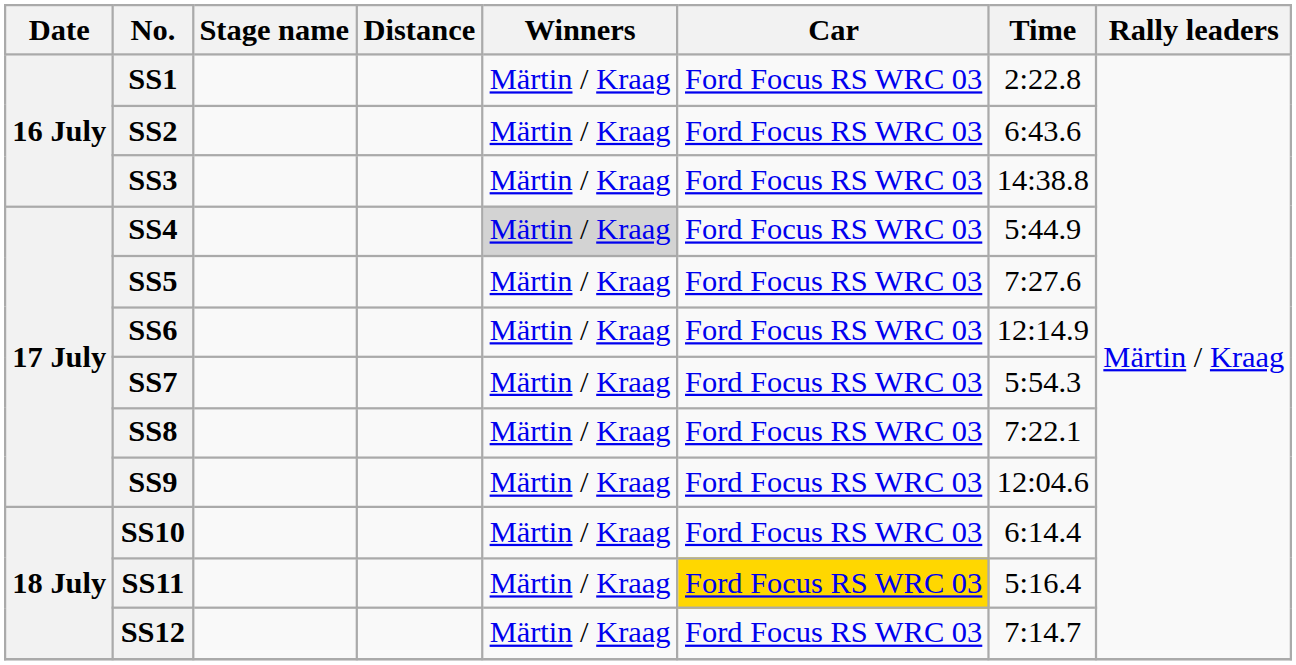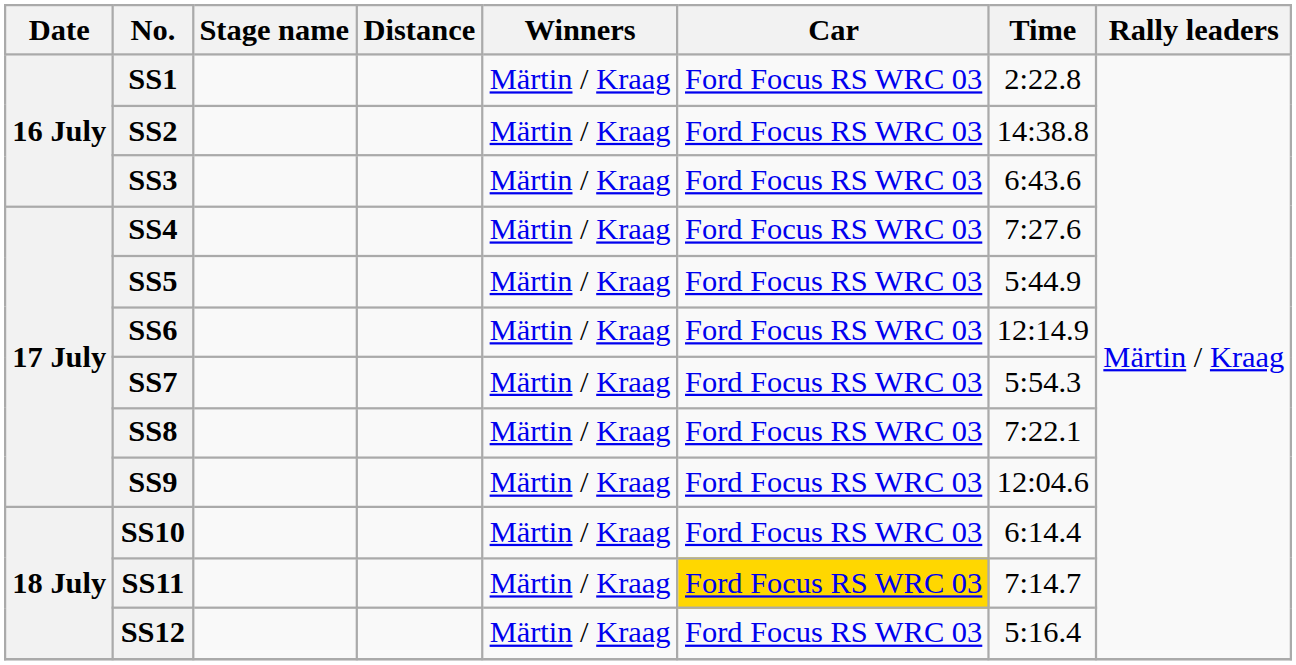(1043, 129) 6:43.6 -> (1043, 129) 14:38.8
(1043, 180) 14:38.8 -> (1043, 180) 6:43.6
(580, 230) lightgrey background -> (580, 230) no background
(1043, 230) 5:44.9 -> (1043, 230) 7:27.6
(1043, 280) 7:27.6 -> (1043, 280) 5:44.9
(1043, 582) 5:16.4 -> (1043, 582) 7:14.7
(1043, 632) 7:14.7 -> (1043, 632) 5:16.4
